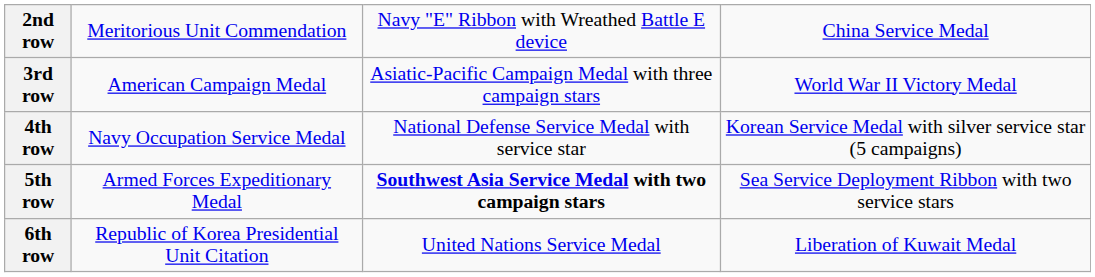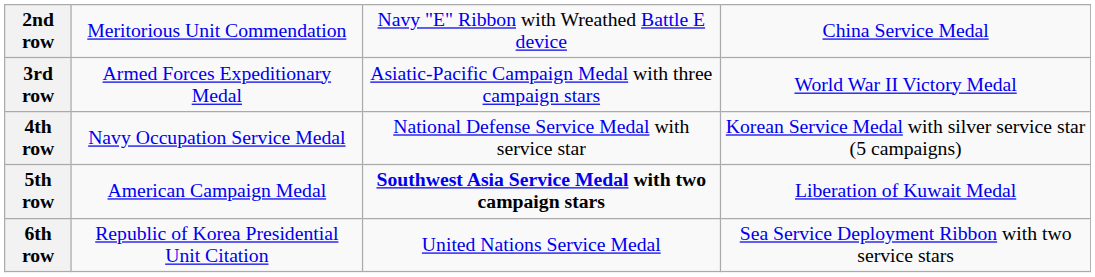(217, 84) American Campaign Medal -> (217, 84) Armed Forces Expeditionary Medal
(217, 191) Armed Forces Expeditionary Medal -> (217, 191) American Campaign Medal
(906, 191) Sea Service Deployment Ribbon with two service stars -> (906, 191) Liberation of Kuwait Medal
(906, 244) Liberation of Kuwait Medal -> (906, 244) Sea Service Deployment Ribbon with two service stars
